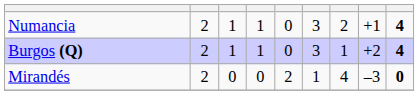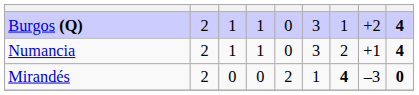rows swapped: (46, 50) <-> (42, 24)
(344, 76) normal -> (344, 76) bold
